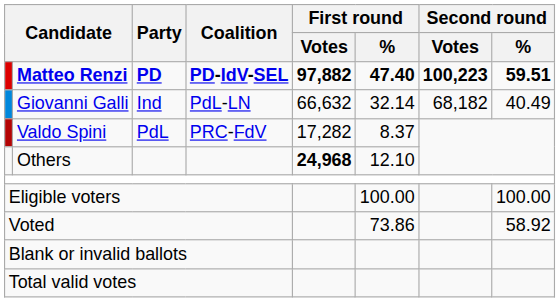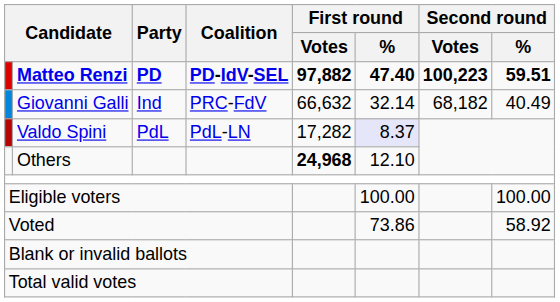(220, 103) PdL-LN -> (228, 103) PRC-FdV
(228, 132) PRC-FdV -> (220, 132) PdL-LN
(397, 132) no background -> (397, 132) lavender background
